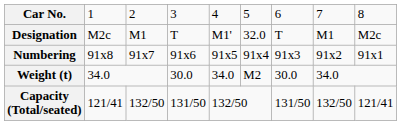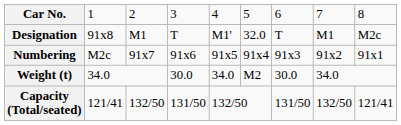(99, 34) M2c -> (100, 34) 91x8
(100, 55) 91x8 -> (99, 55) M2c
